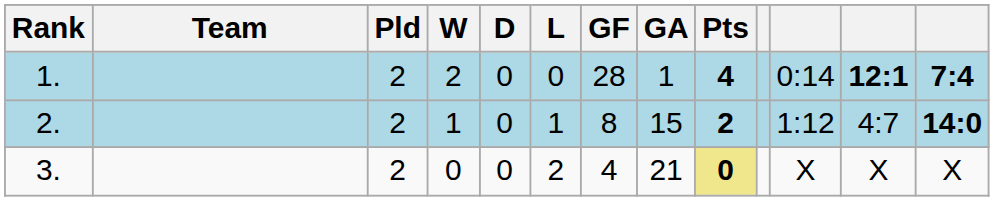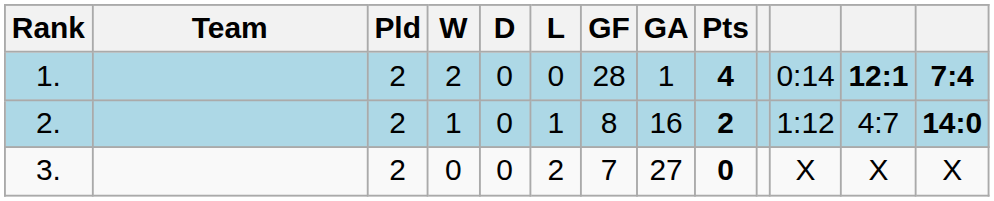(666, 123) 15 -> (666, 123) 16
(609, 170) 4 -> (609, 170) 7
(666, 170) 21 -> (666, 170) 27
(726, 170) khaki background -> (726, 170) no background
